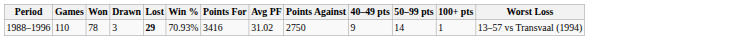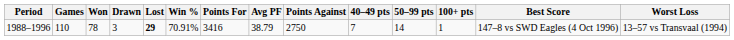+ column: (548, 12)
(183, 27) 70.93% -> (183, 27) 70.91%
(262, 27) 31.02 -> (262, 27) 38.79
(353, 27) 9 -> (353, 27) 7
